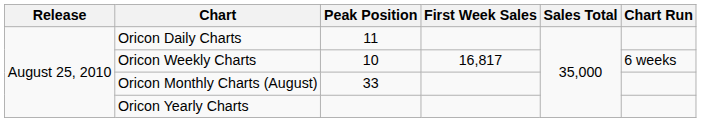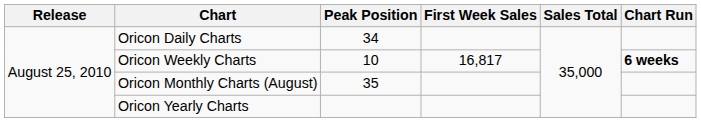(371, 38) 11 -> (371, 38) 34
(650, 60) normal -> (651, 60) bold
(371, 83) 33 -> (371, 83) 35
